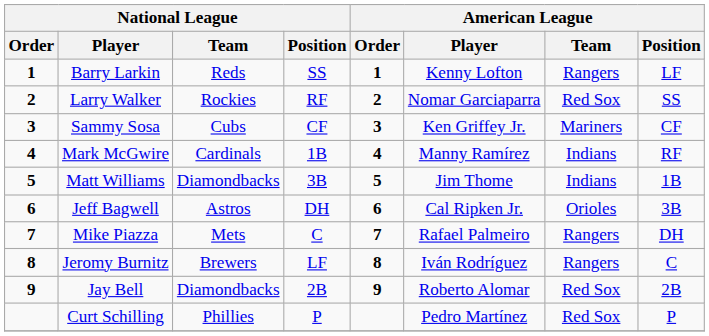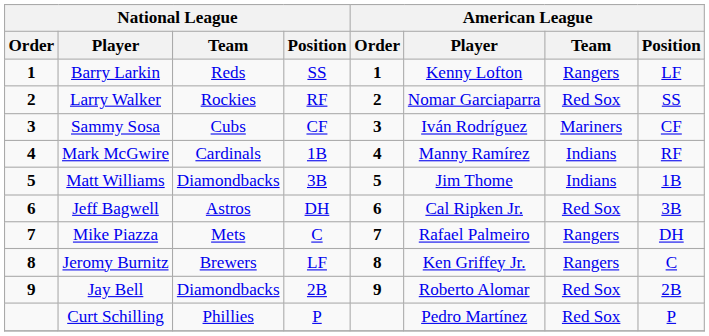(474, 126) Ken Griffey Jr. -> (474, 126) Iván Rodríguez
(591, 208) Orioles -> (591, 208) Red Sox
(474, 262) Iván Rodríguez -> (474, 262) Ken Griffey Jr.
